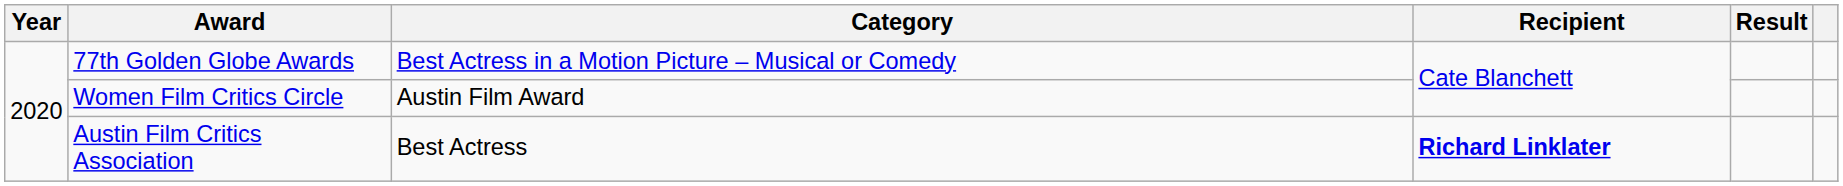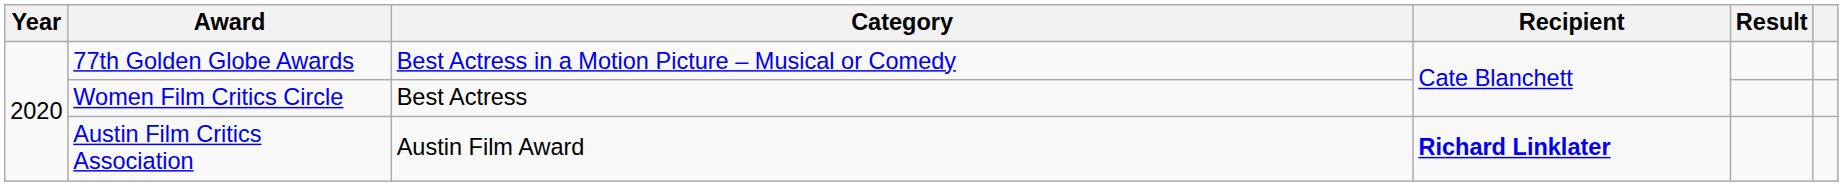(491, 97) Austin Film Award -> (462, 97) Best Actress
(462, 148) Best Actress -> (491, 148) Austin Film Award
